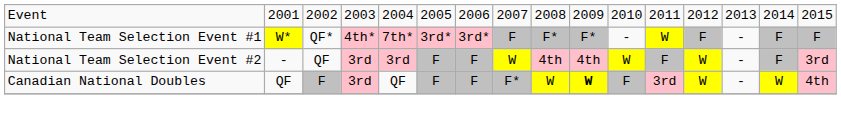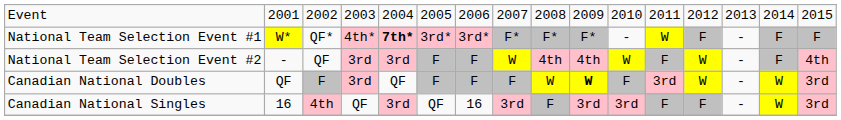(398, 38) normal -> (398, 38) bold
(512, 38) F -> (512, 38) F*
(817, 60) 3rd -> (817, 60) 4th
(512, 82) F* -> (512, 82) F
(817, 82) 4th -> (817, 82) 3rd
+ row: (107, 104)
